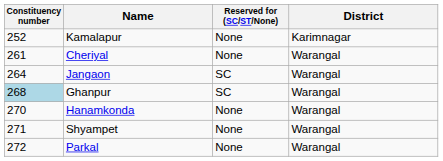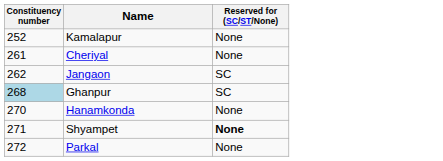- column: (363, 16)
(17, 74) 264 -> (17, 74) 262
(229, 129) normal -> (230, 129) bold
